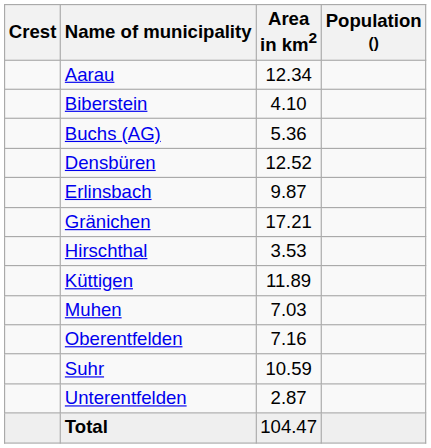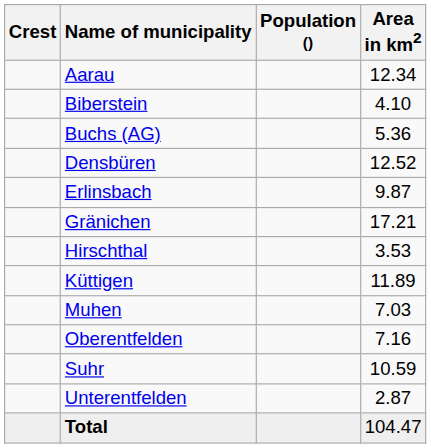columns swapped: (374, 32) <-> (289, 32)
